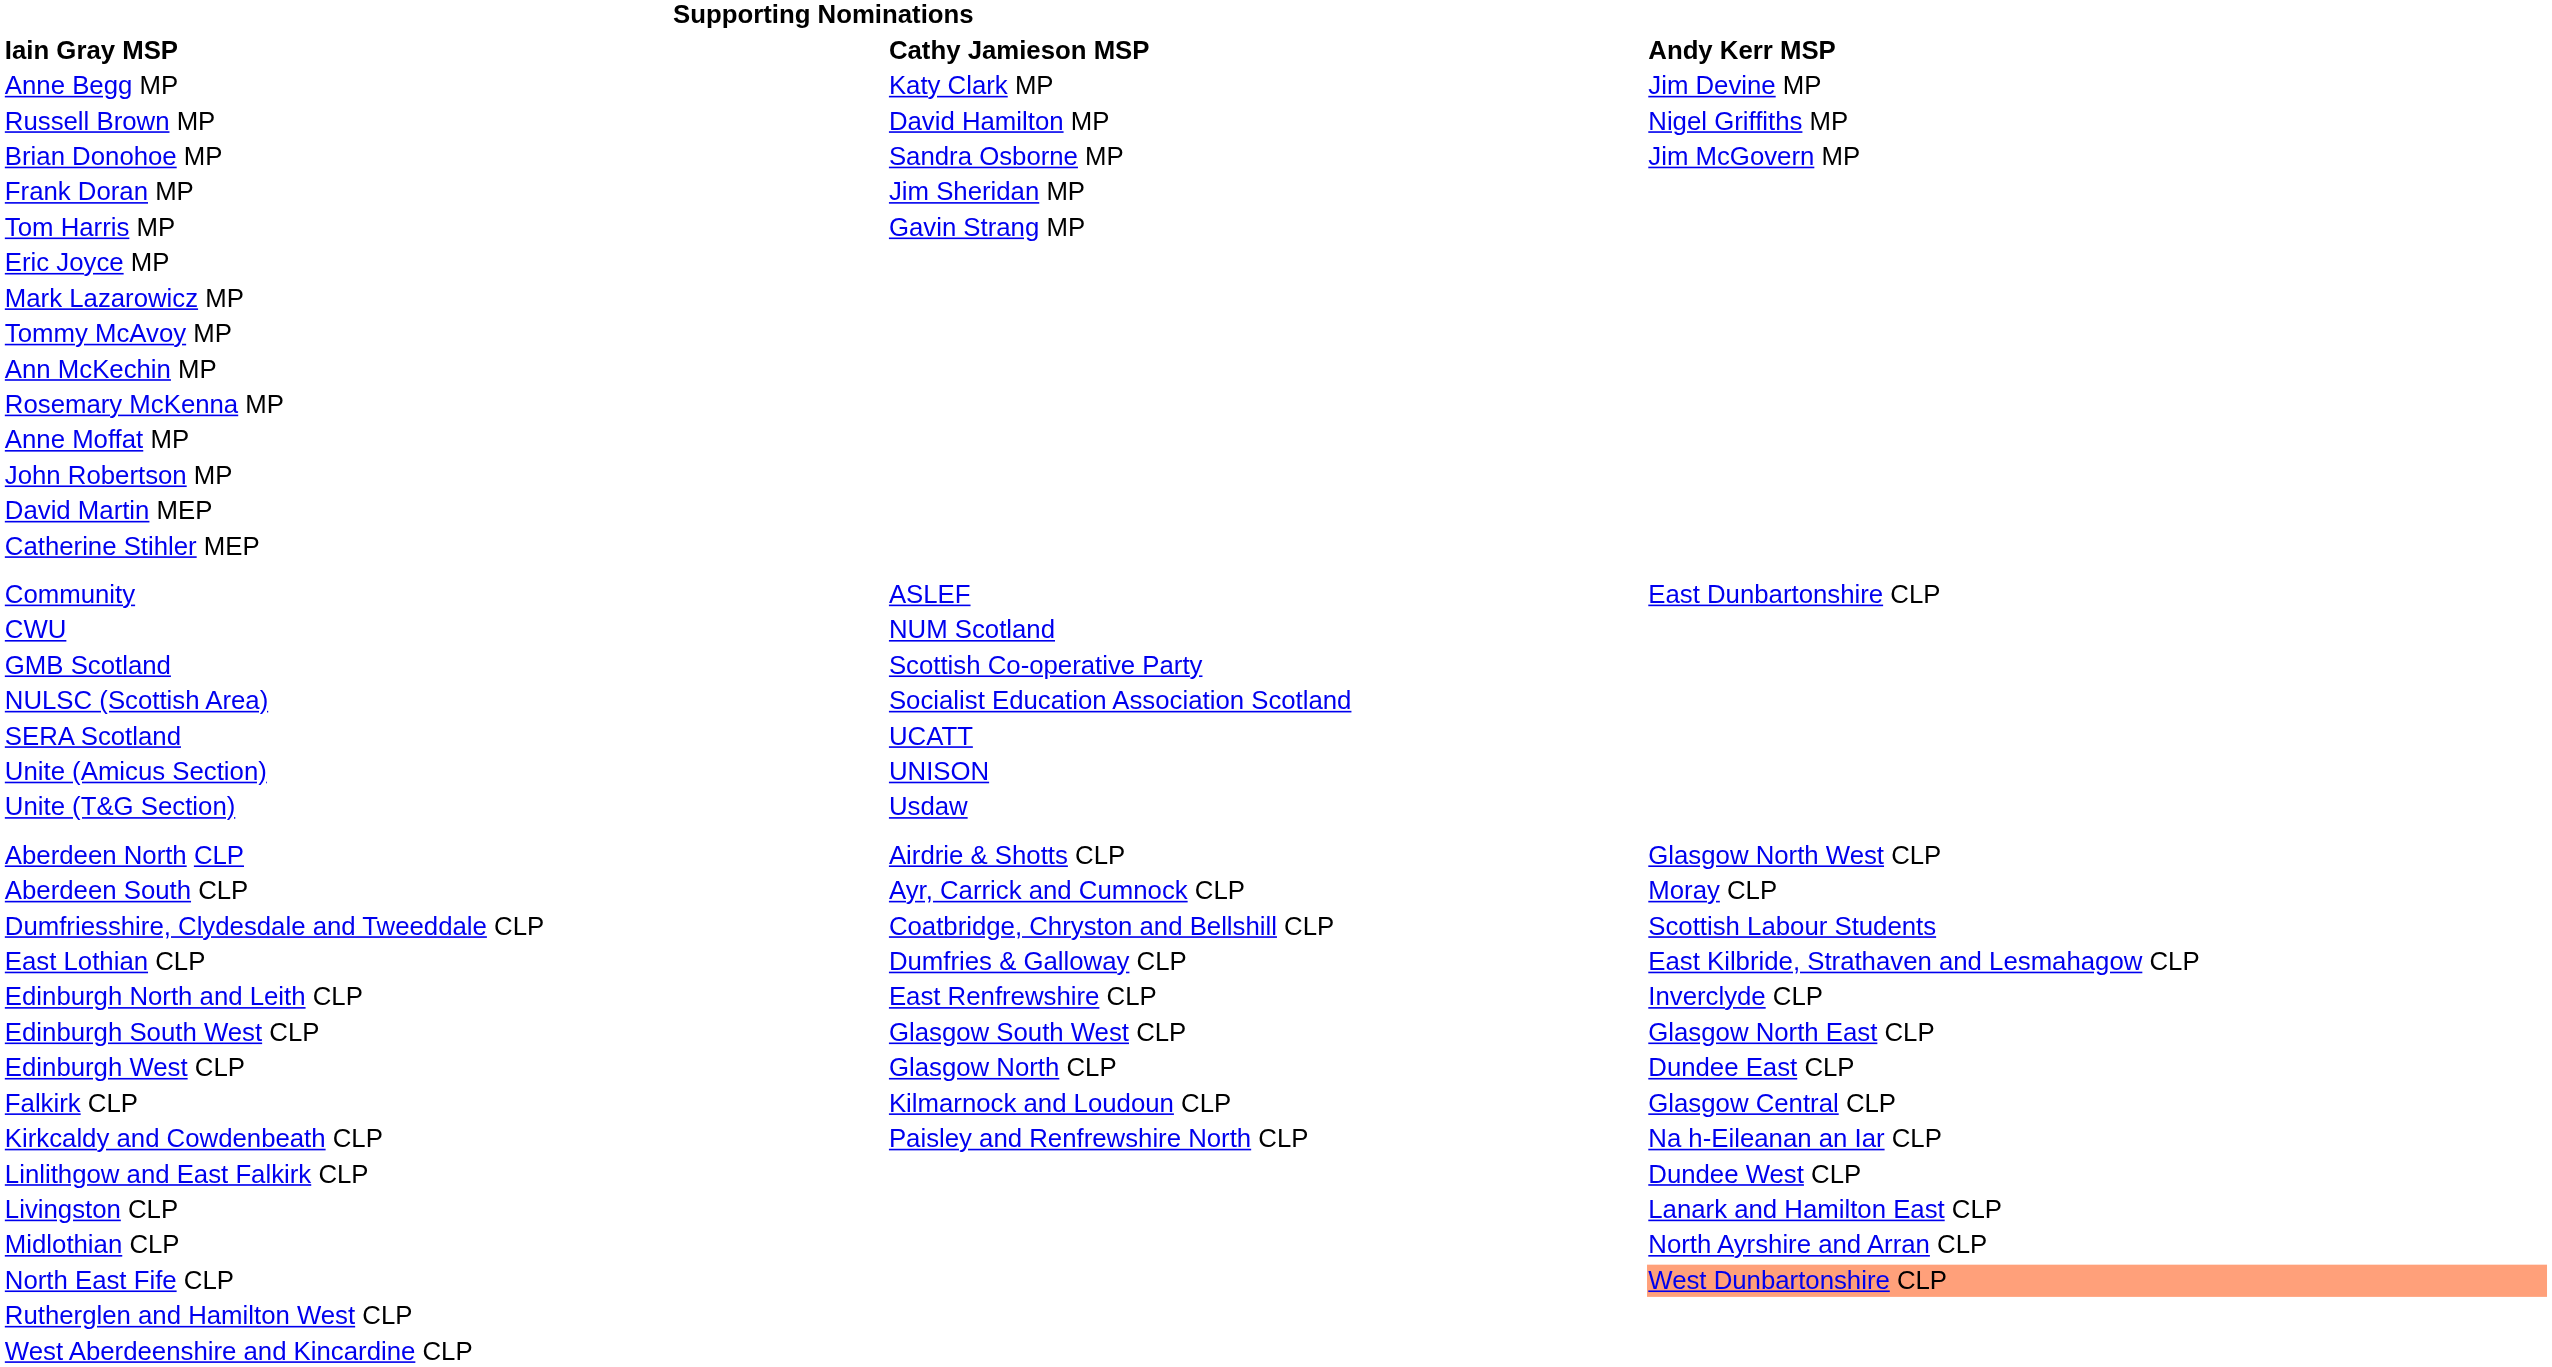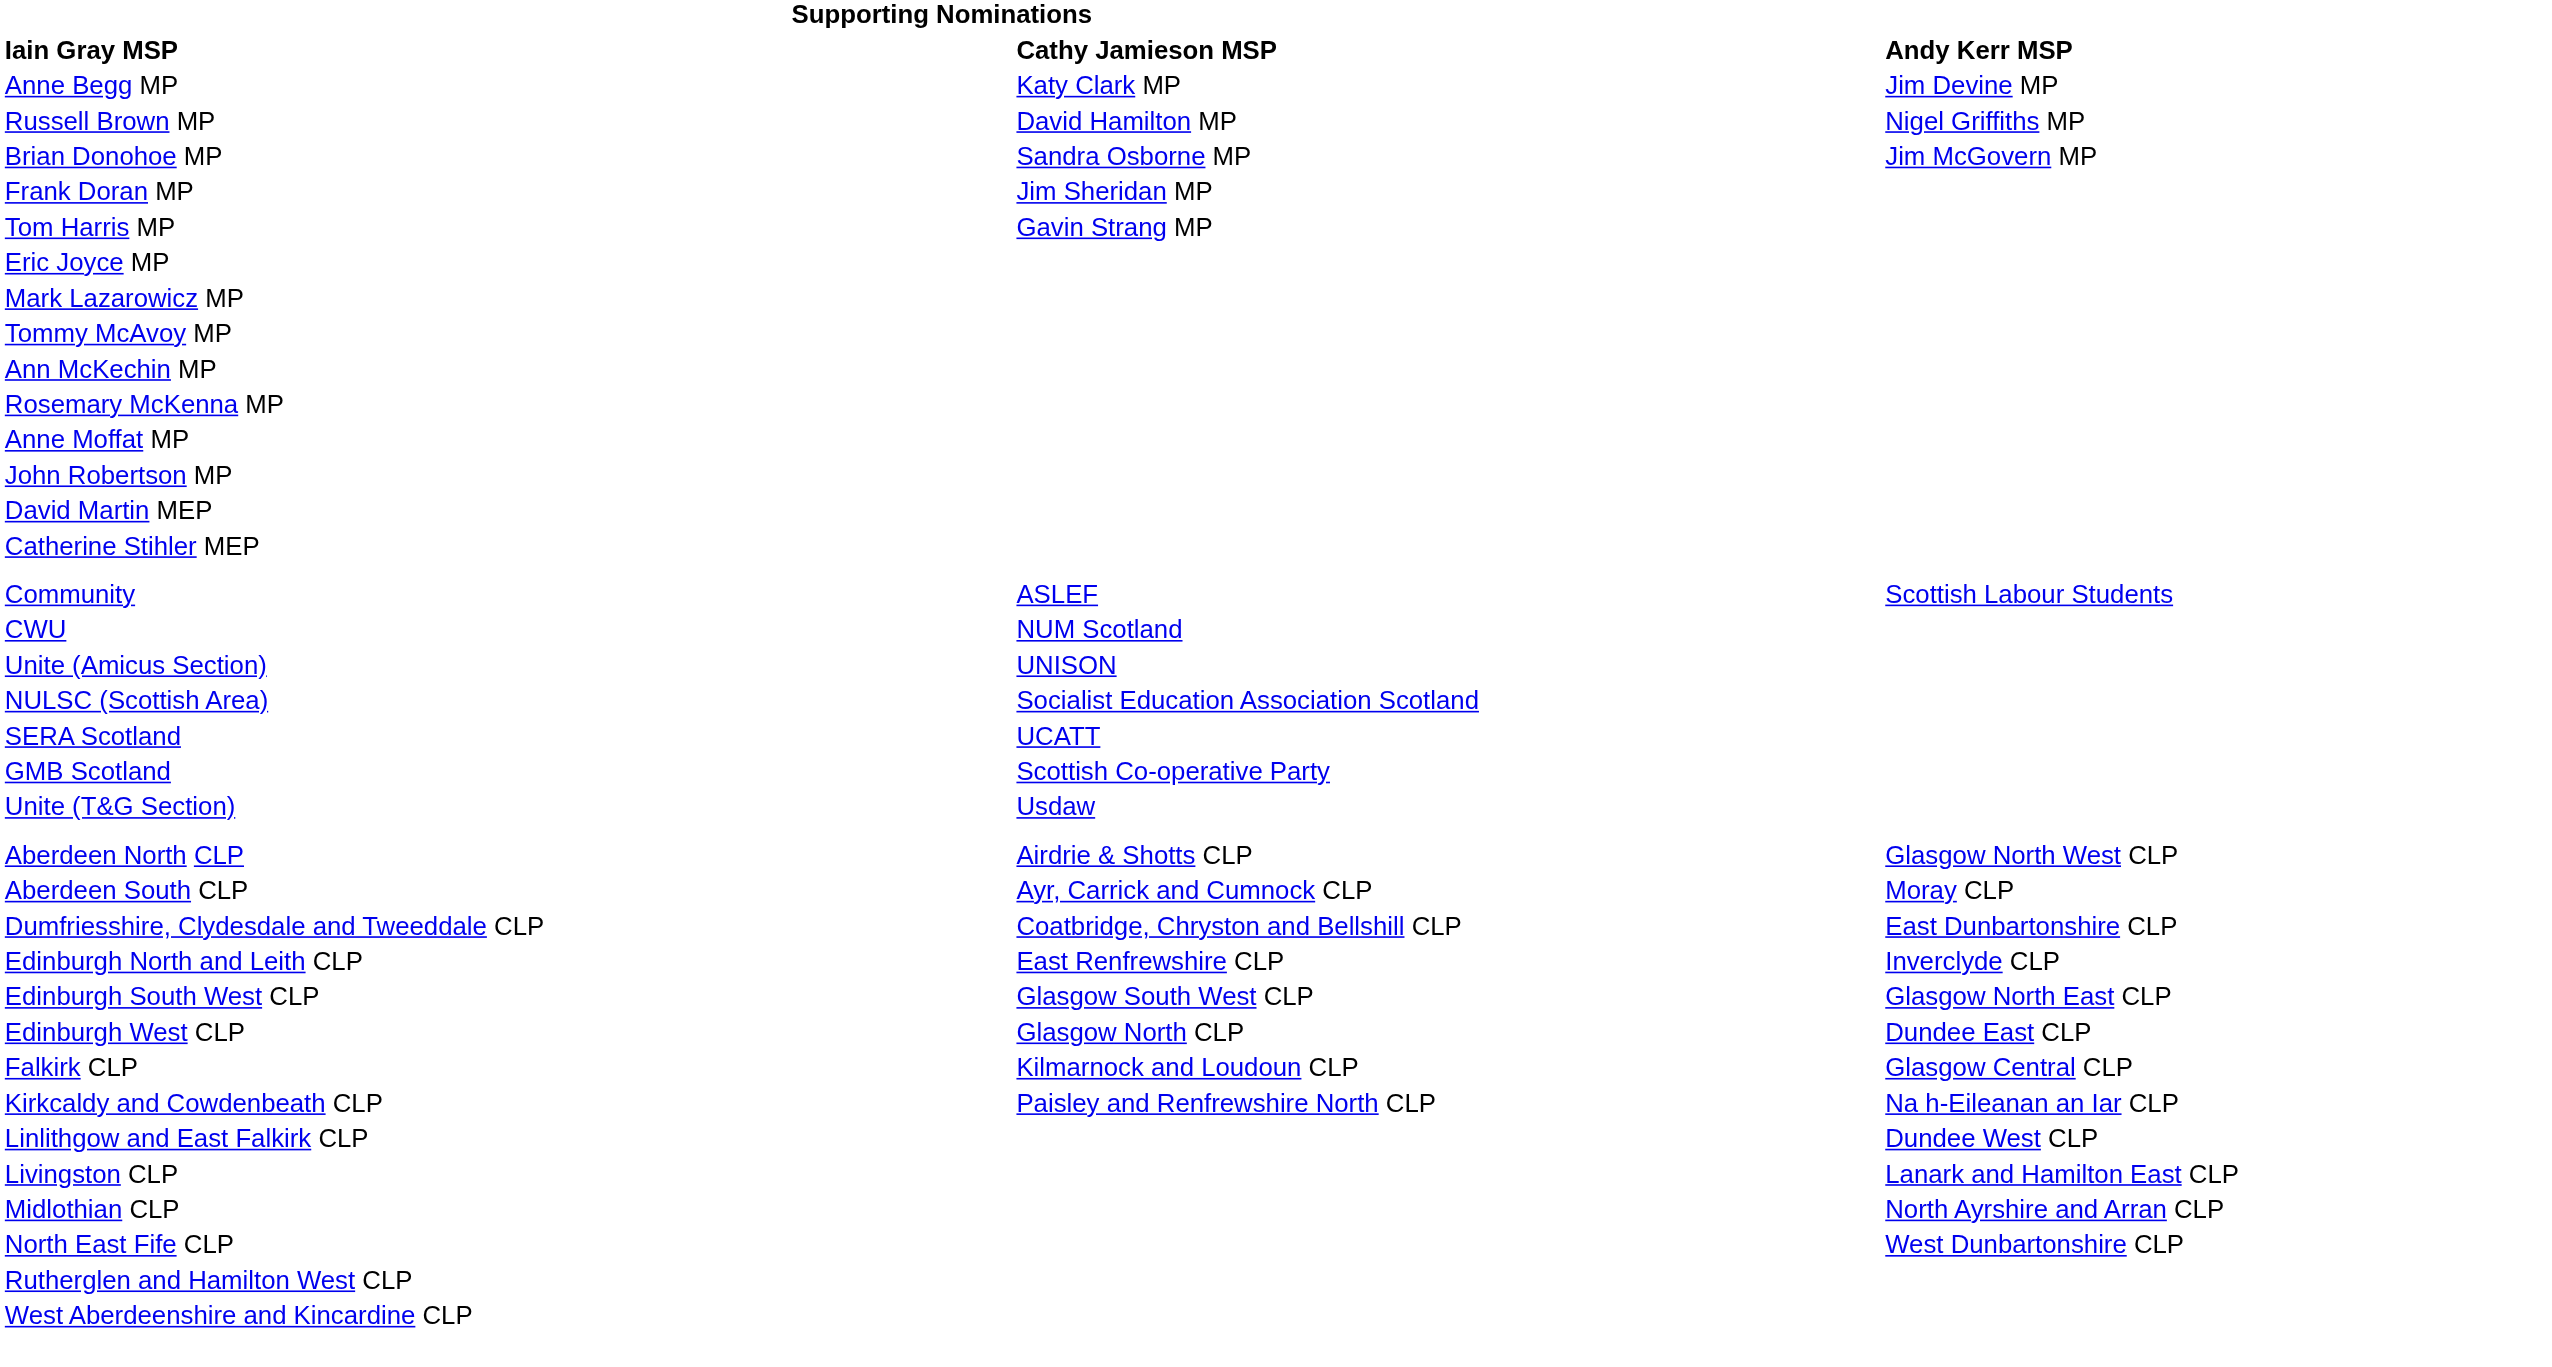(1794, 594) East Dunbartonshire CLP -> (2029, 594) Scottish Labour Students
rows swapped: (88, 665) <-> (136, 771)
(1792, 926) Scottish Labour Students -> (2031, 926) East Dunbartonshire CLP
- row: (105, 961)
(1798, 1280) lightsalmon background -> (2035, 1245) no background
